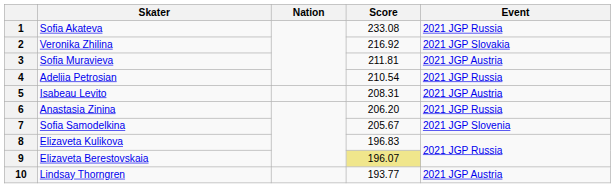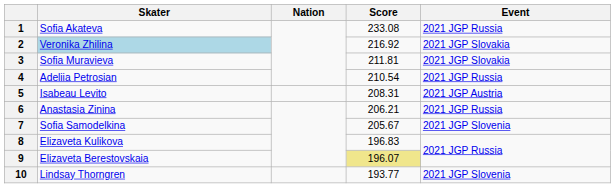(76, 45) no background -> (76, 45) lightblue background
(463, 61) 2021 JGP Austria -> (466, 61) 2021 JGP Slovakia
(383, 110) 206.20 -> (383, 110) 206.21
(463, 175) 2021 JGP Austria -> (467, 175) 2021 JGP Slovenia
